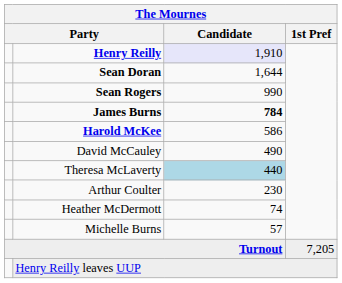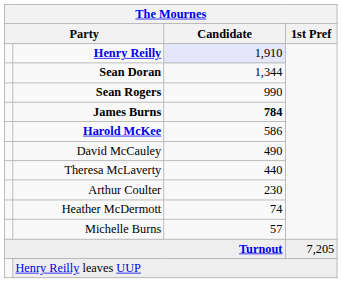(269, 72) 1,644 -> (269, 72) 1,344
(273, 170) lightblue background -> (273, 170) no background
